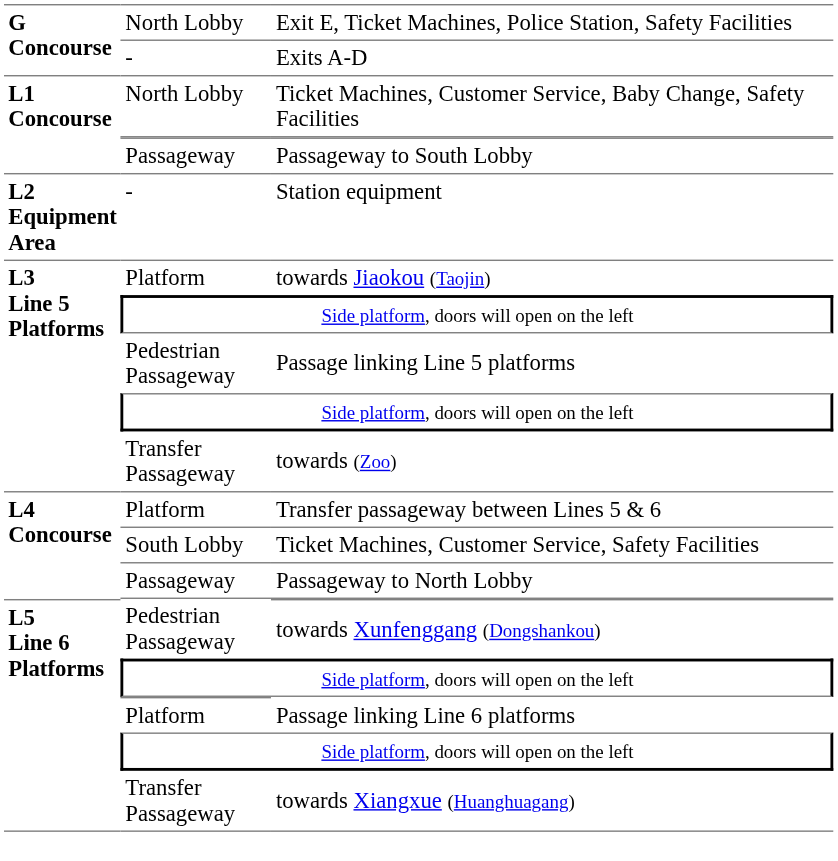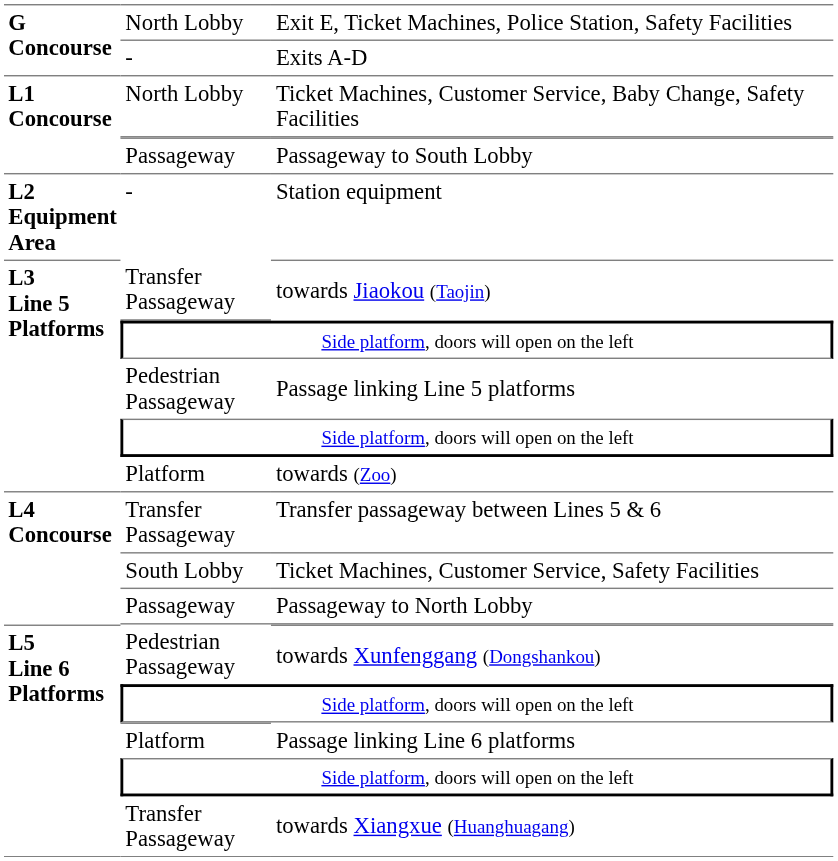(165, 277) Platform -> (180, 289) Transfer Passageway
(180, 461) Transfer Passageway -> (165, 473) Platform
(165, 509) Platform -> (180, 522) Transfer Passageway
